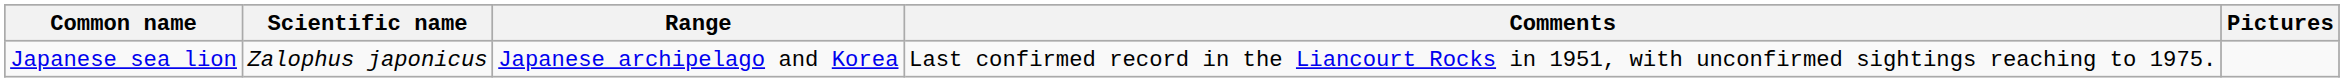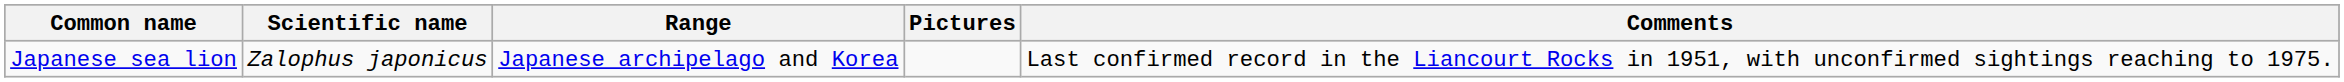columns swapped: (1563, 23) <-> (2280, 23)
